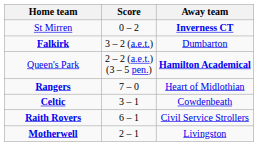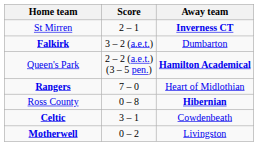(129, 28) 0 – 2 -> (129, 28) 2 – 1
+ row: (53, 102)
- row: (53, 117)
(129, 133) 2 – 1 -> (129, 133) 0 – 2
